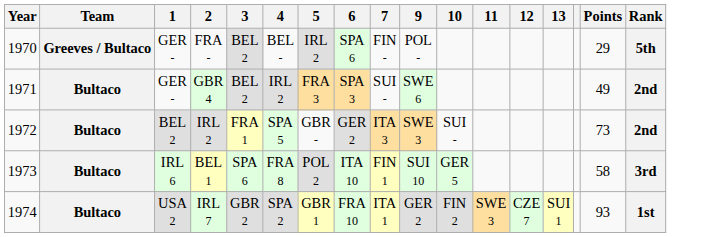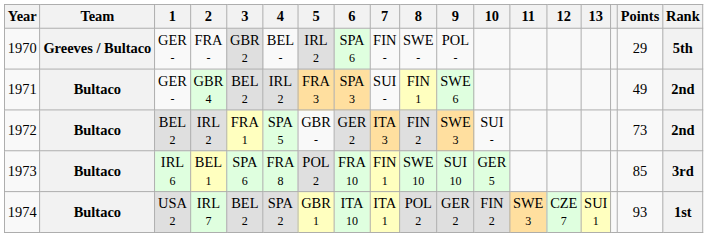+ column: (418, 16)
(245, 48) BEL 2 -> (245, 48) GBR 2
(352, 171) ITA 10 -> (352, 171) FRA 10
(603, 171) 58 -> (640, 171) 85
(245, 212) GBR 2 -> (245, 212) BEL 2
(352, 212) FRA 10 -> (352, 212) ITA 10
